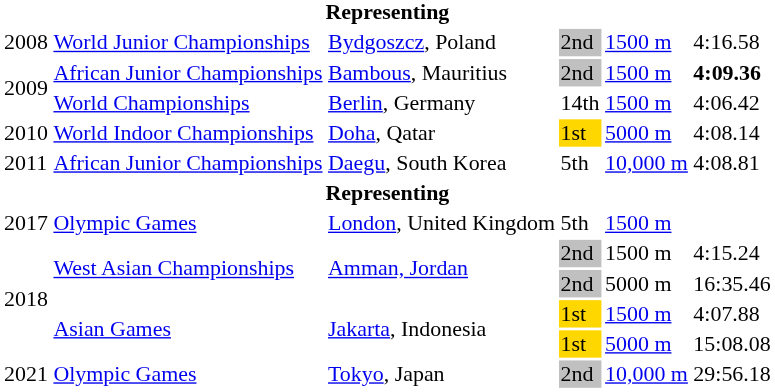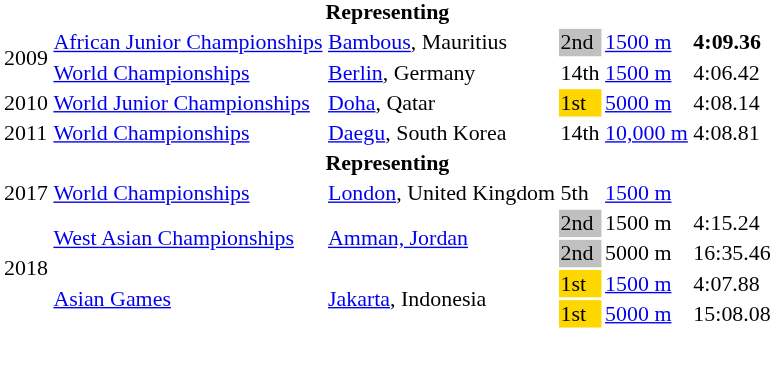- row: (26, 42)
(183, 132) World Indoor Championships -> (182, 102) World Junior Championships
(188, 162) African Junior Championships -> (151, 132) World Championships
(575, 162) 5th -> (580, 132) 14th
(125, 223) Olympic Games -> (151, 193) World Championships
- row: (26, 373)
